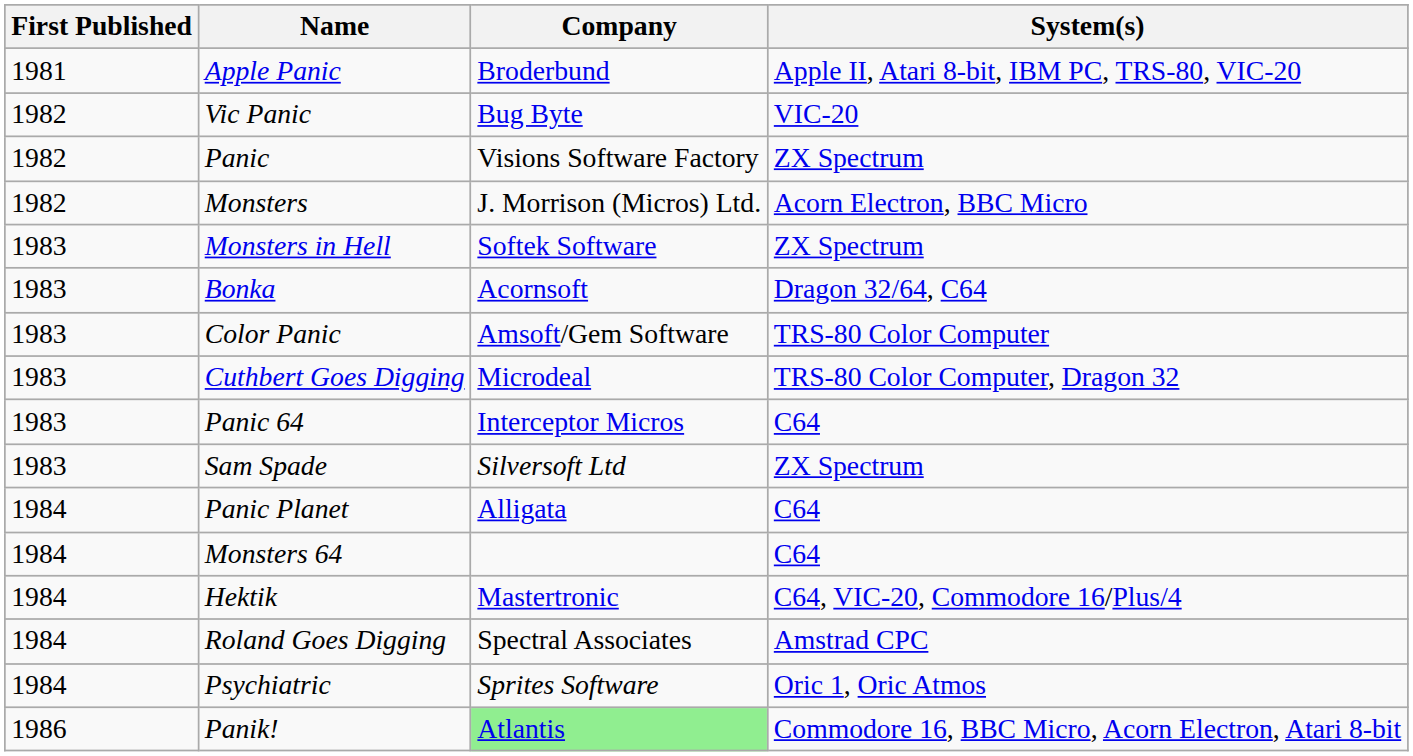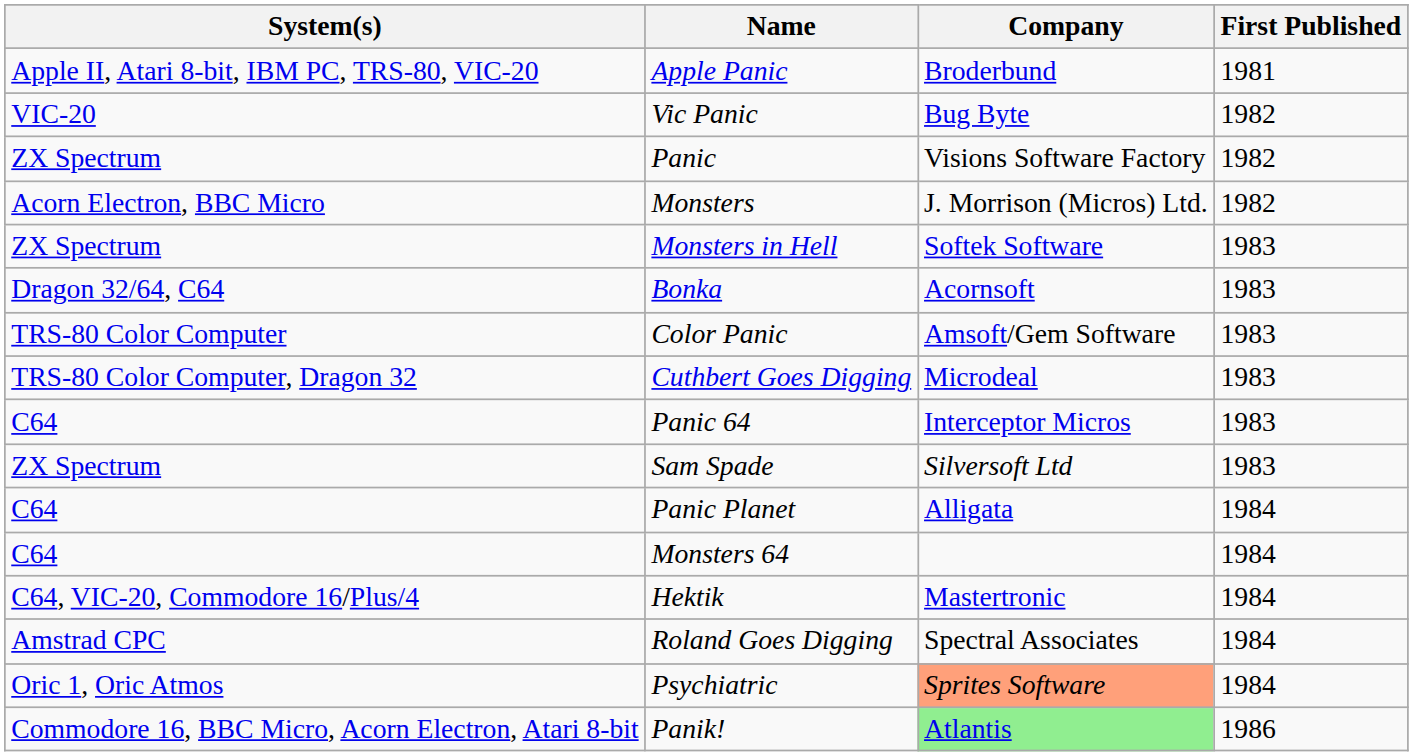columns swapped: (102, 26) <-> (1088, 26)
(568, 684) no background -> (1015, 684) lightsalmon background
